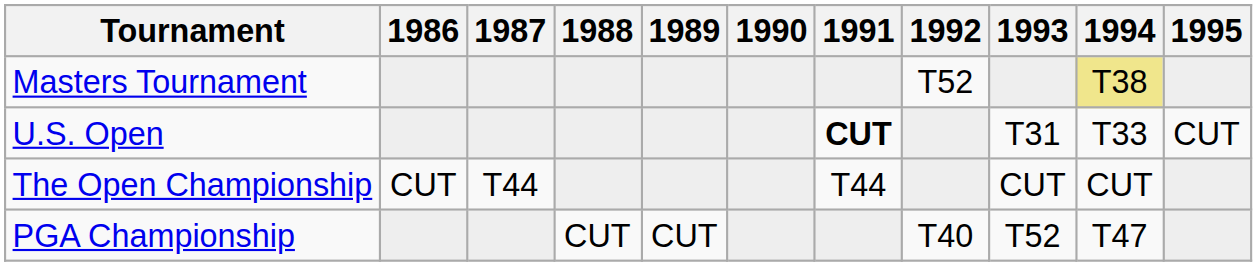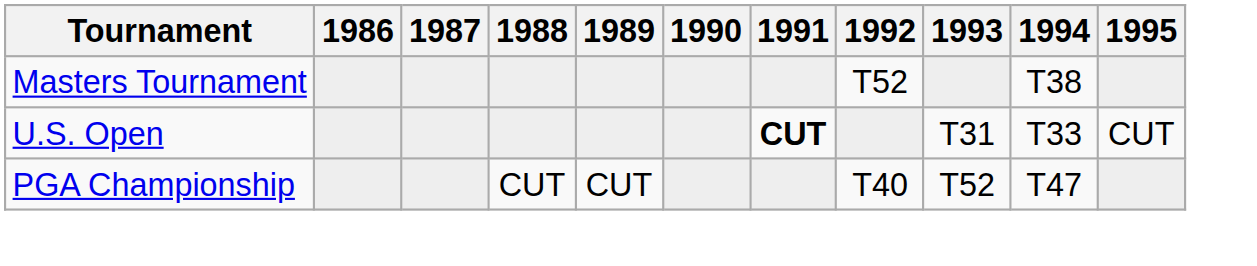(1120, 82) khaki background -> (1054, 82) no background
- row: (192, 185)
